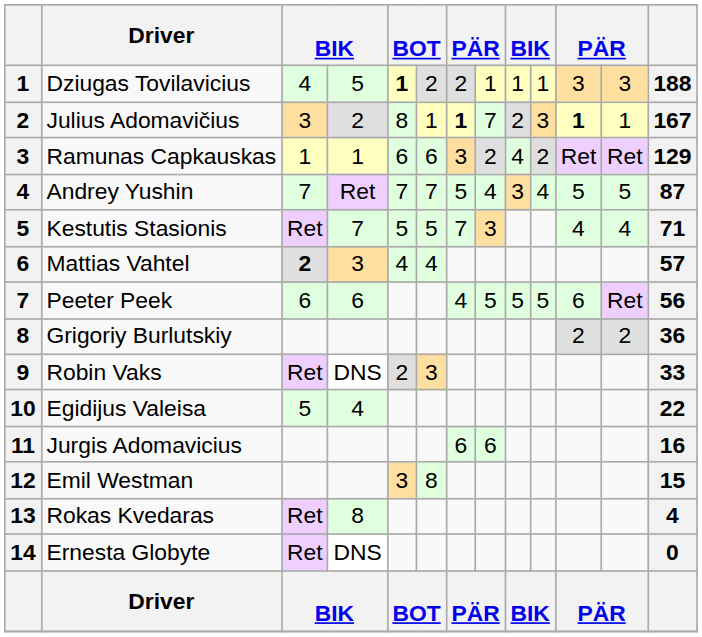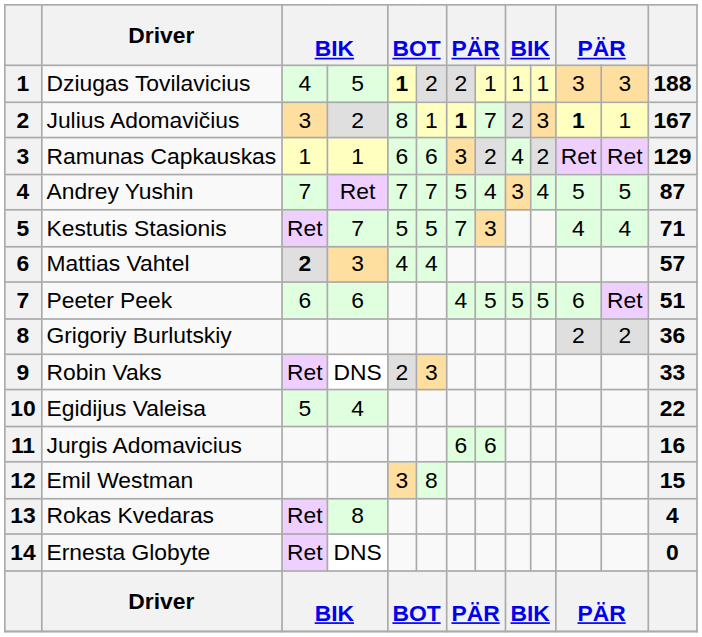(672, 300) 56 -> (672, 300) 51
